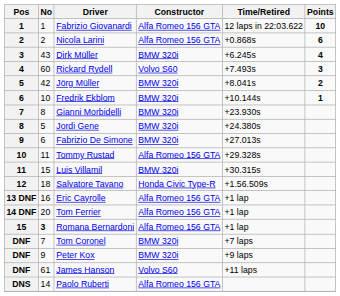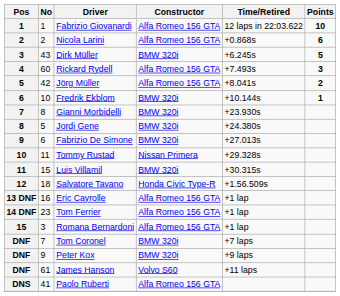(320, 54) 4 -> (320, 54) 5
(158, 69) Volvo S60 -> (179, 69) Alfa Romeo 156 GTA
(158, 83) BMW 320i -> (179, 83) Alfa Romeo 156 GTA
(179, 155) Alfa Romeo 156 GTA -> (168, 155) Nissan Primera
(45, 212) 20 -> (45, 212) 23
(43, 226) bold -> (43, 226) normal
(45, 284) 14 -> (45, 284) 41
